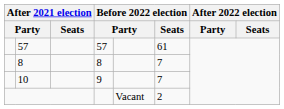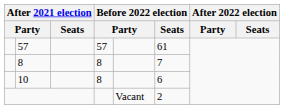(99, 79) 9 -> (99, 79) 8
(160, 79) 7 -> (160, 79) 6
